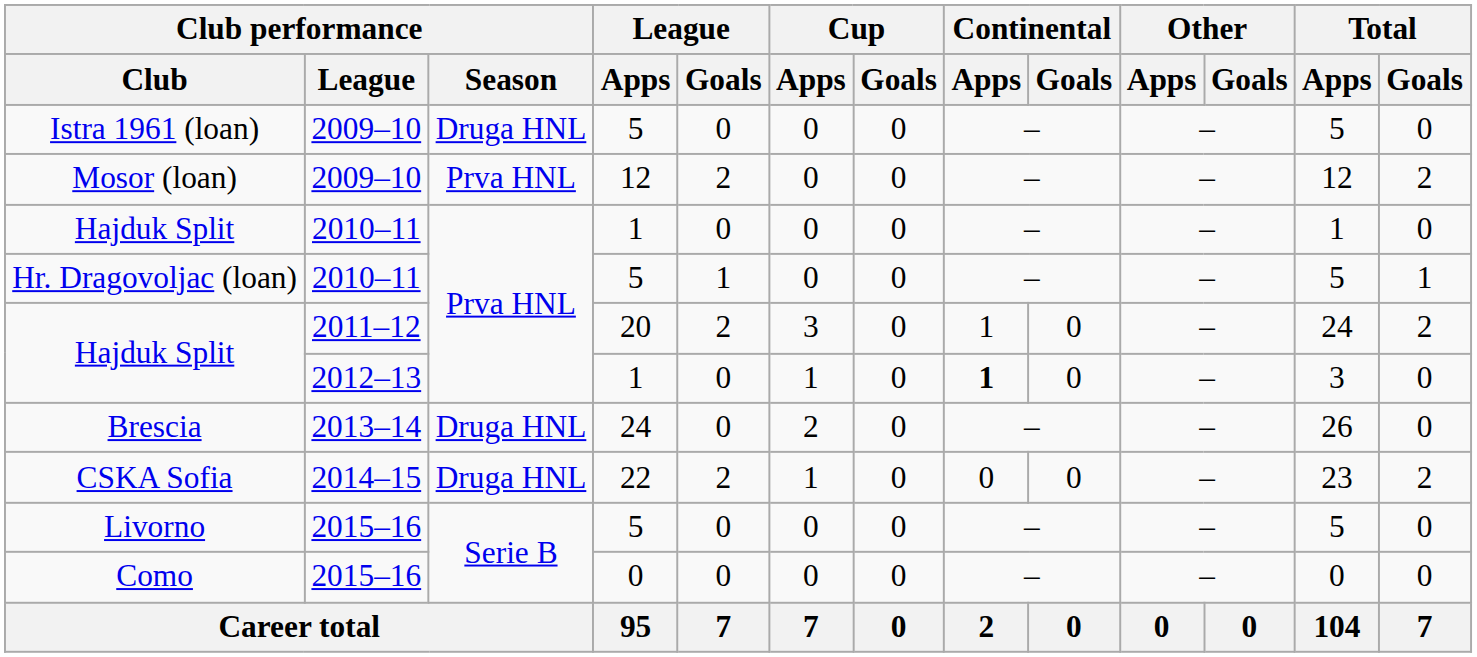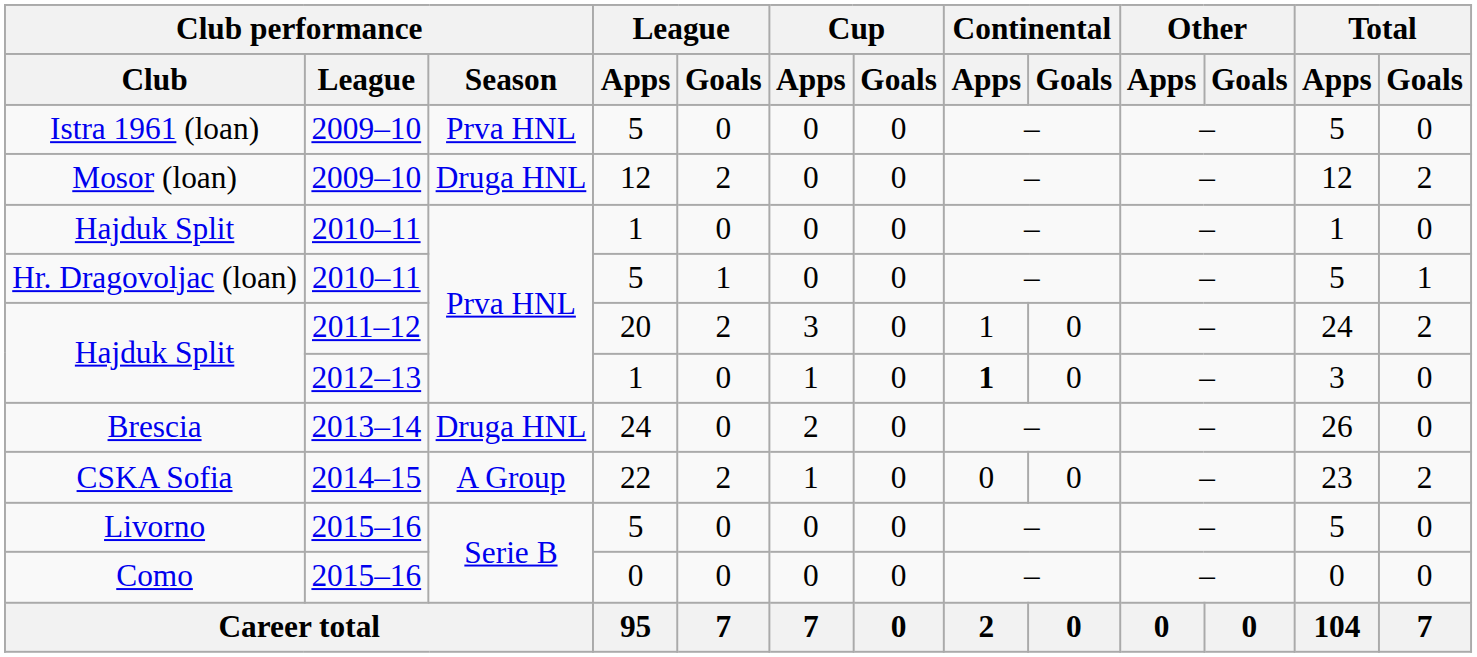(511, 128) Druga HNL -> (511, 128) Prva HNL
(511, 178) Prva HNL -> (511, 178) Druga HNL
(511, 476) Druga HNL -> (511, 476) A Group
